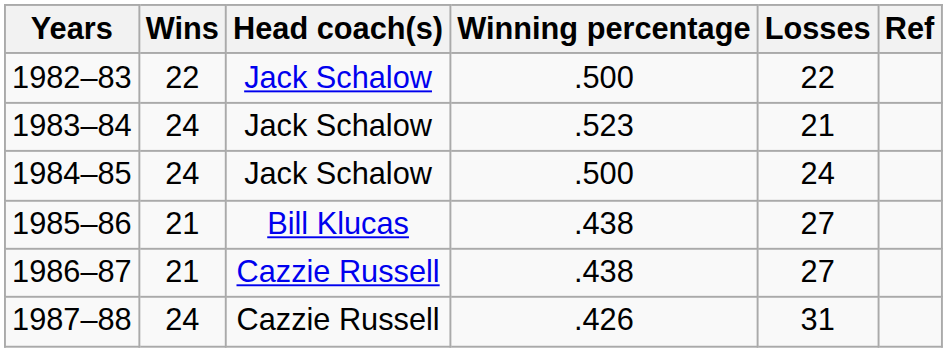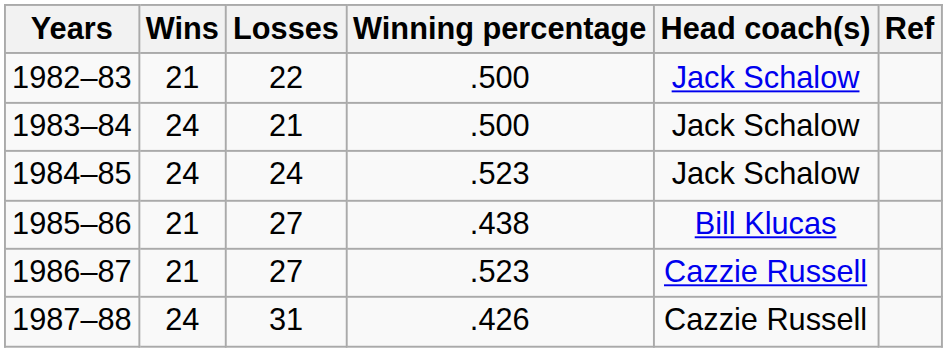columns swapped: (818, 28) <-> (338, 28)
(182, 77) 22 -> (182, 77) 21
(604, 126) .523 -> (500, 126) .500
(604, 175) .500 -> (500, 175) .523
(604, 272) .438 -> (500, 272) .523
